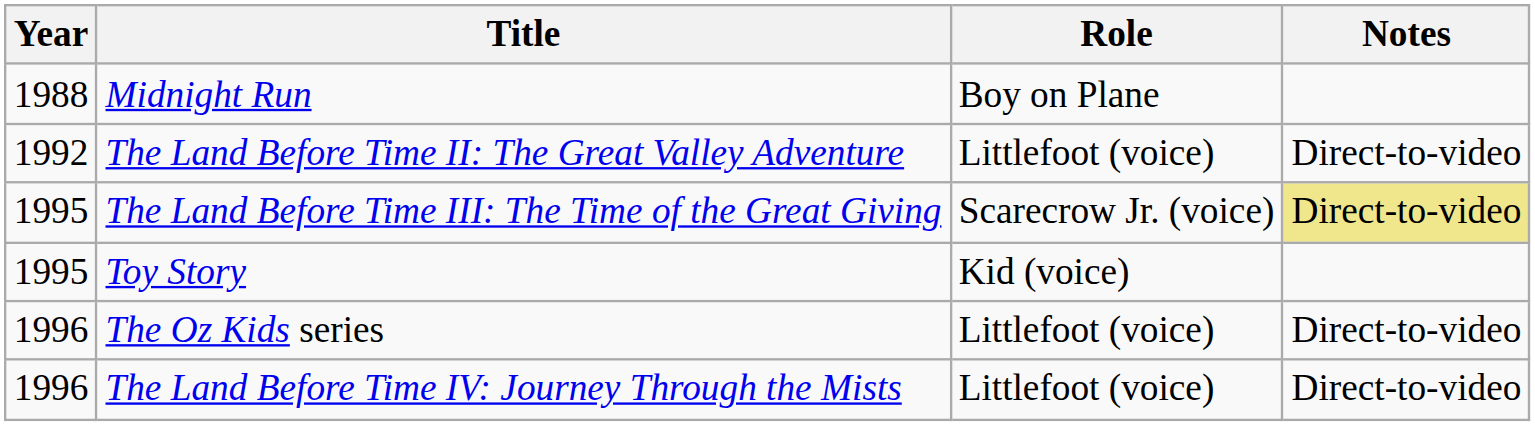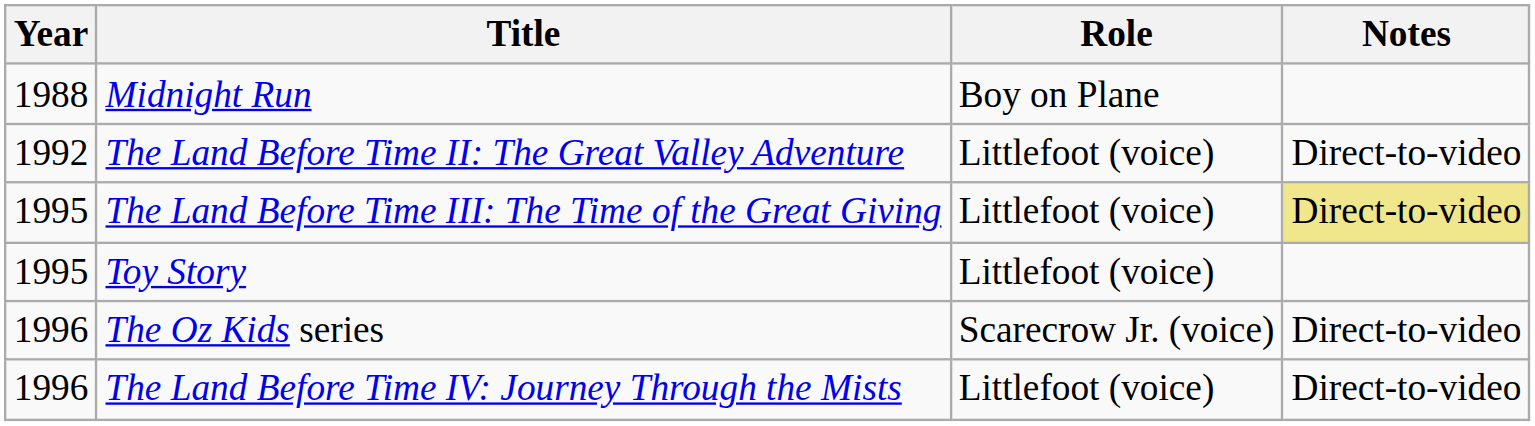(1117, 211) Scarecrow Jr. (voice) -> (1086, 211) Littlefoot (voice)
(1044, 270) Kid (voice) -> (1086, 270) Littlefoot (voice)
(1086, 329) Littlefoot (voice) -> (1117, 329) Scarecrow Jr. (voice)
